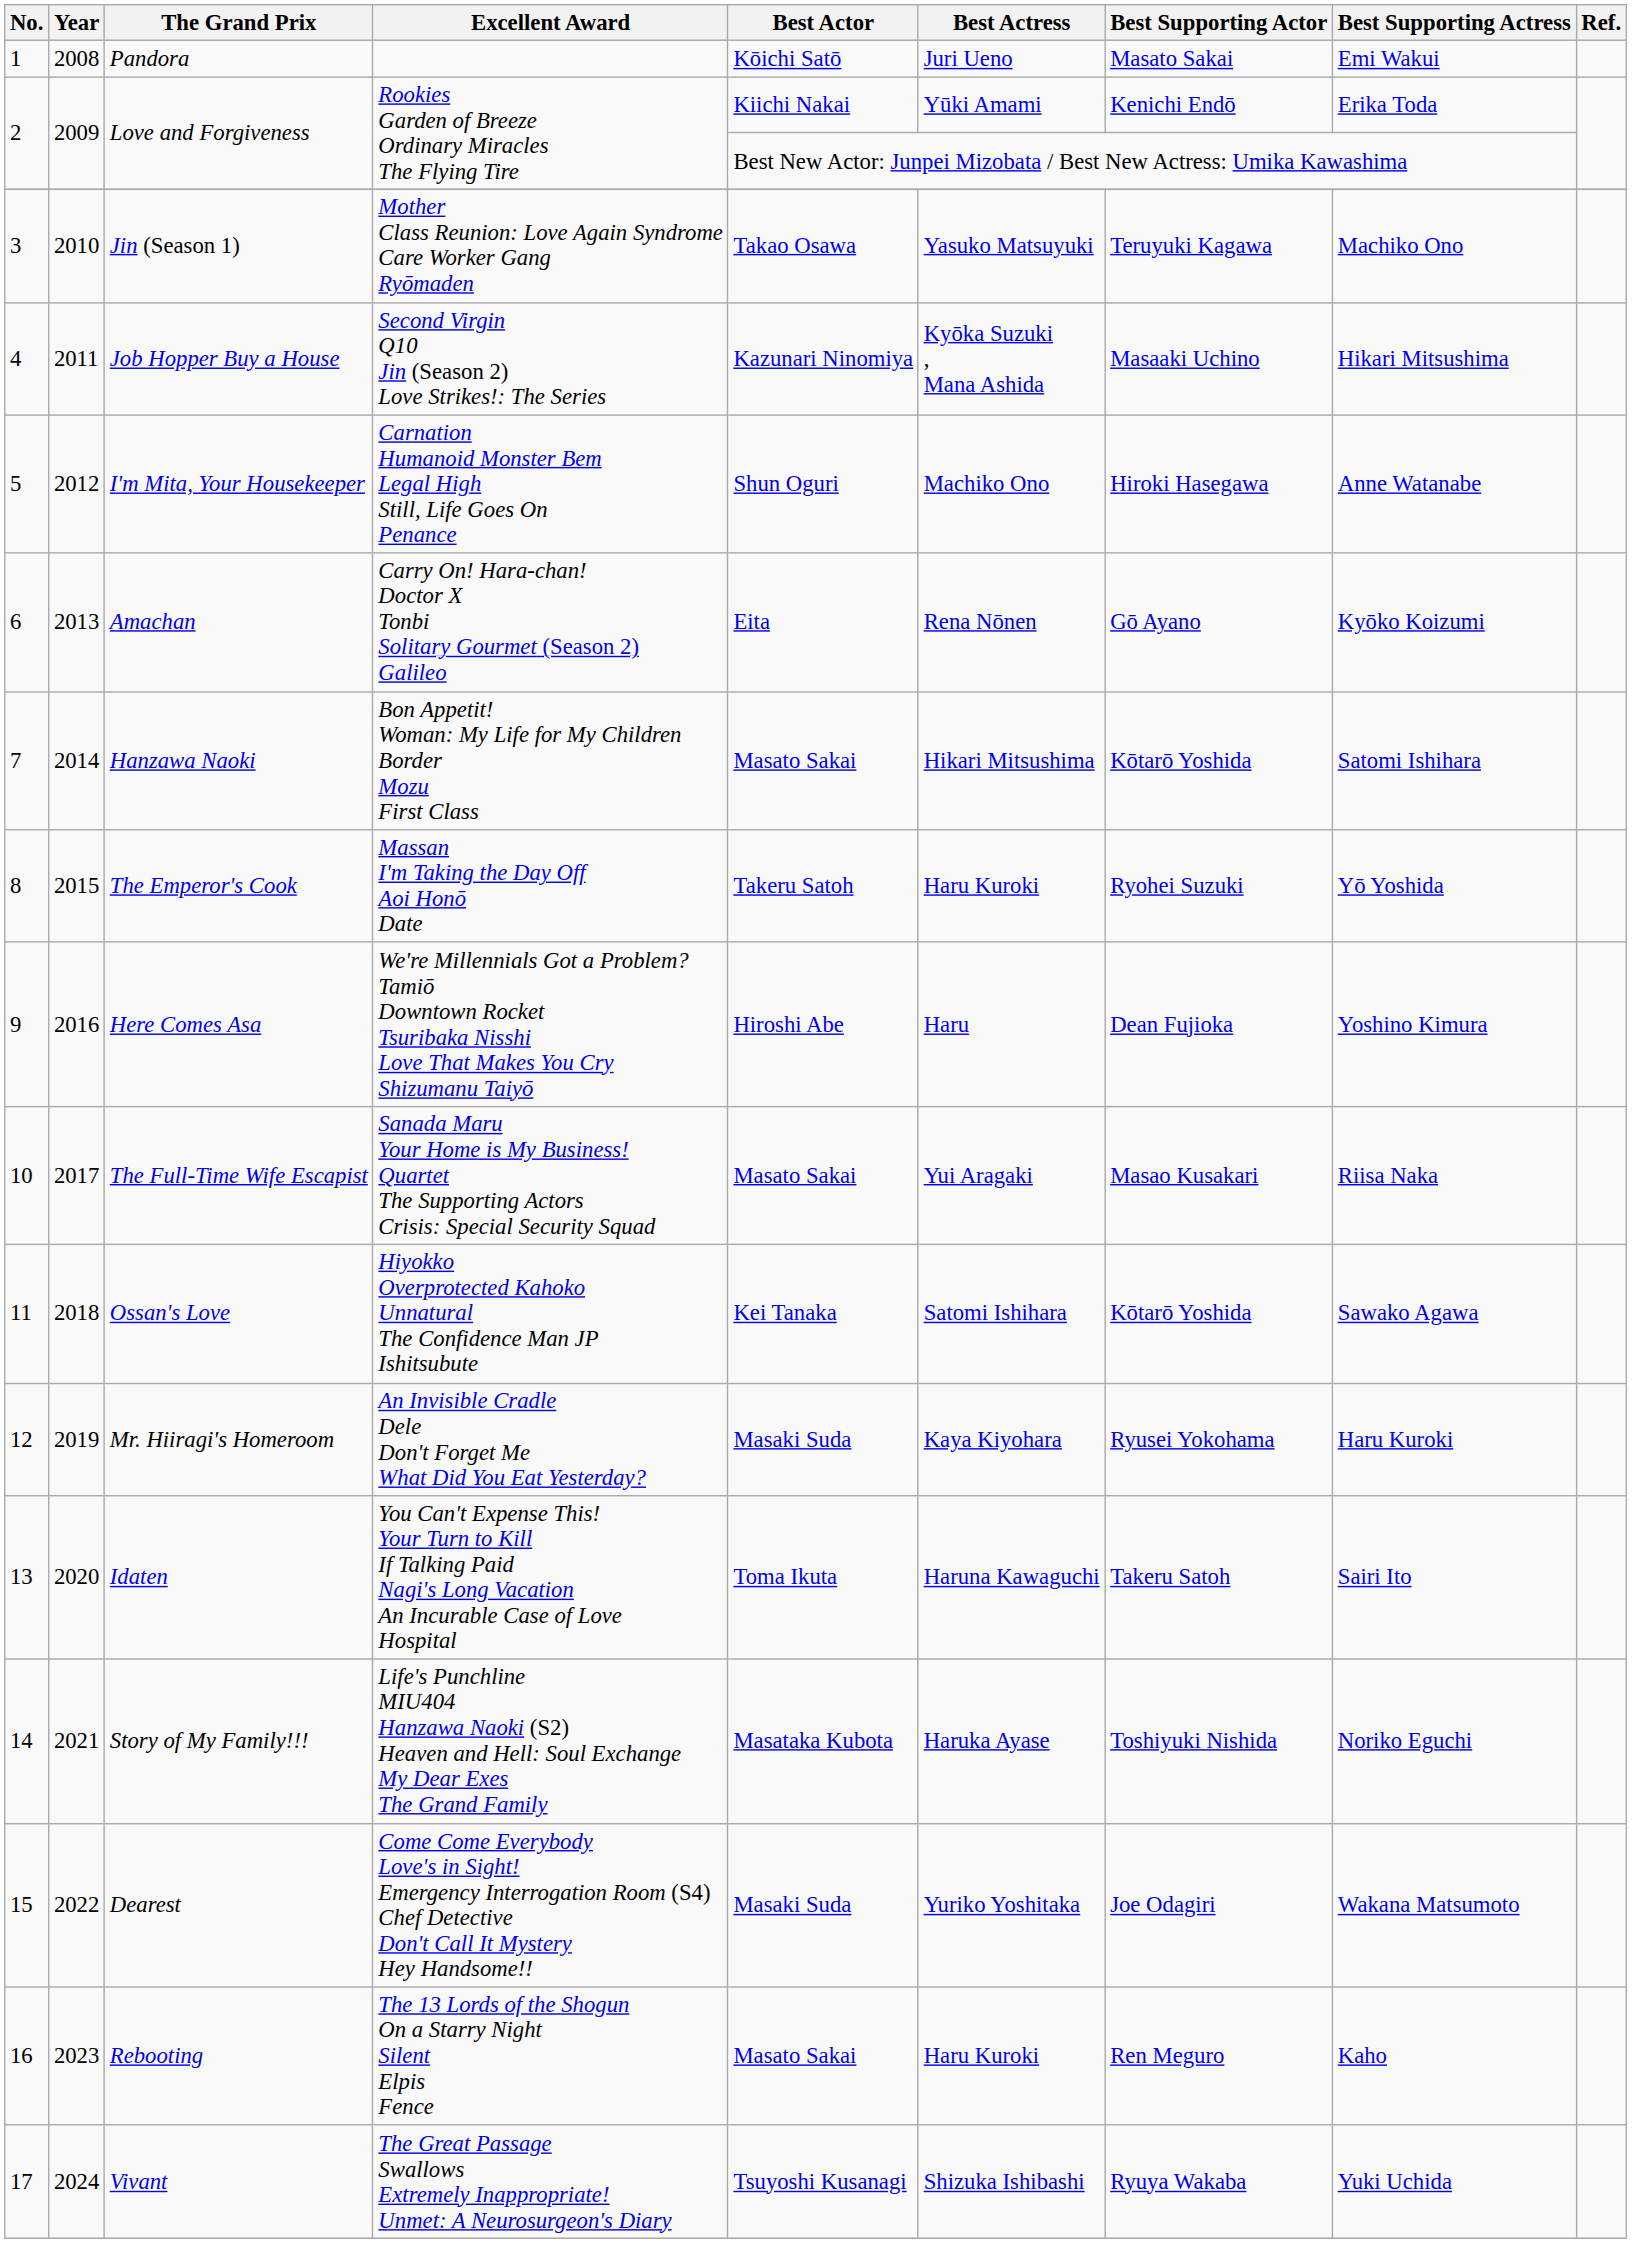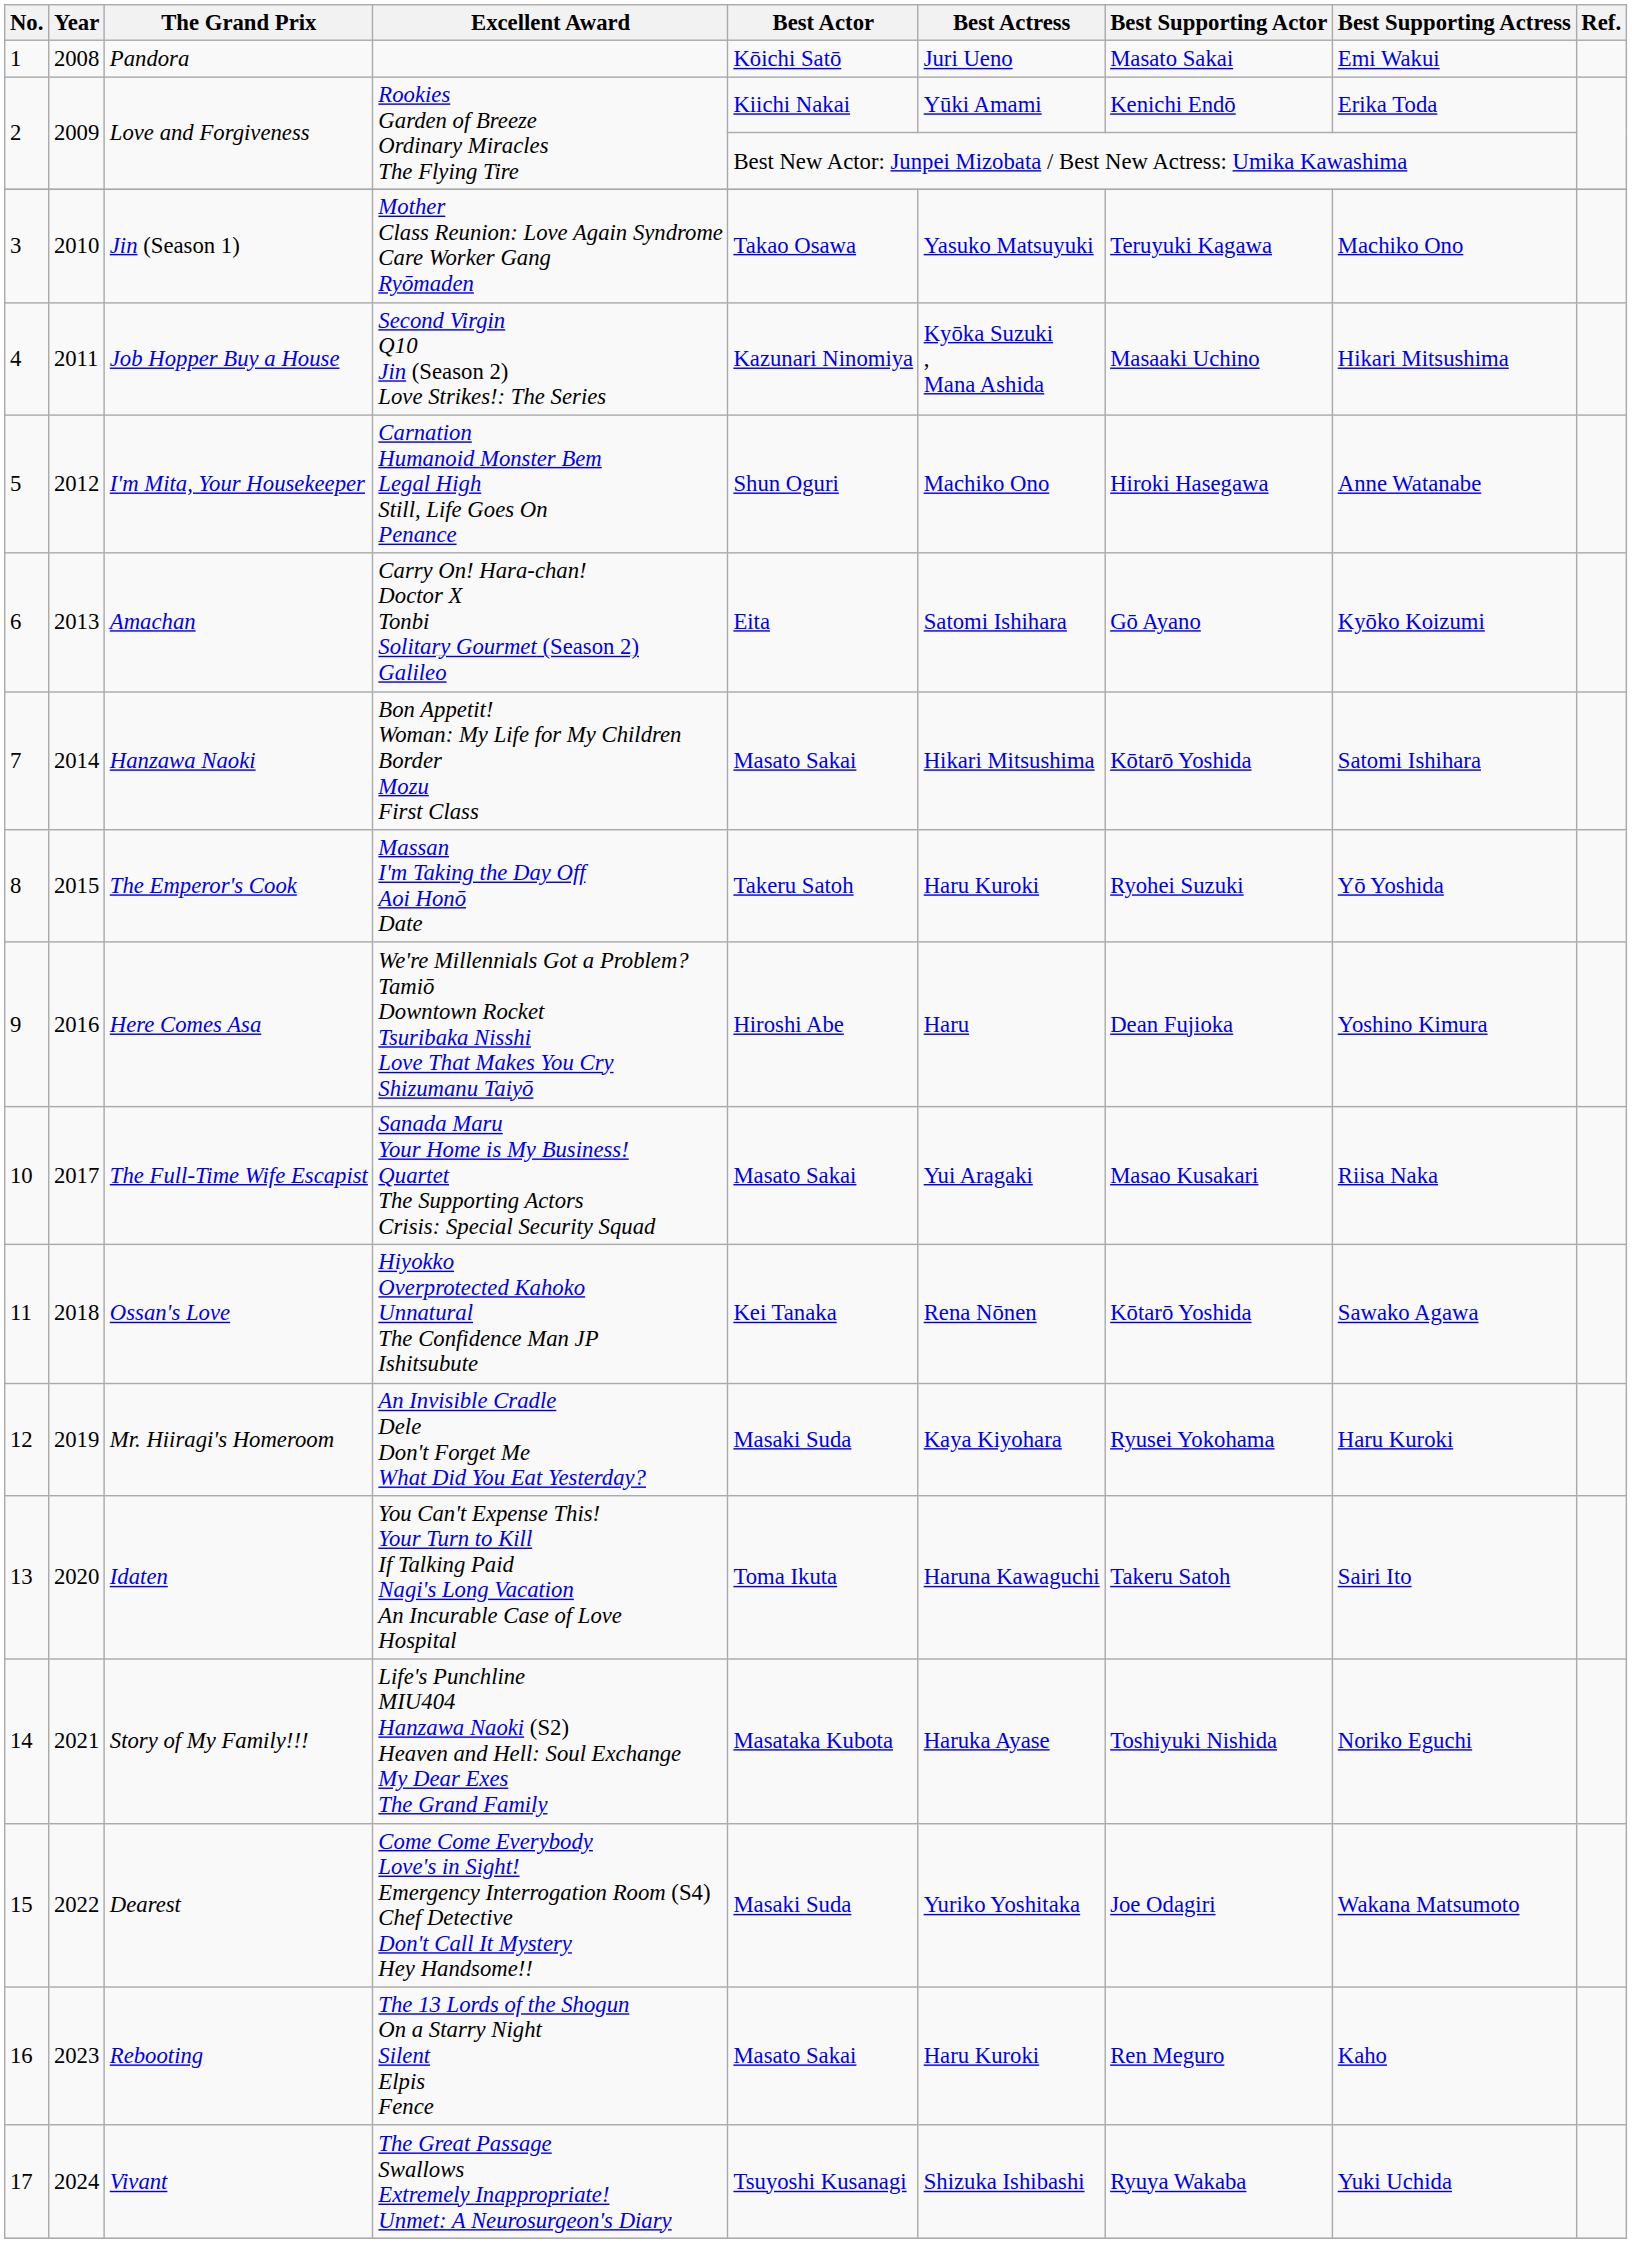(980, 622) Rena Nōnen -> (995, 622) Satomi Ishihara
(995, 1313) Satomi Ishihara -> (980, 1313) Rena Nōnen
